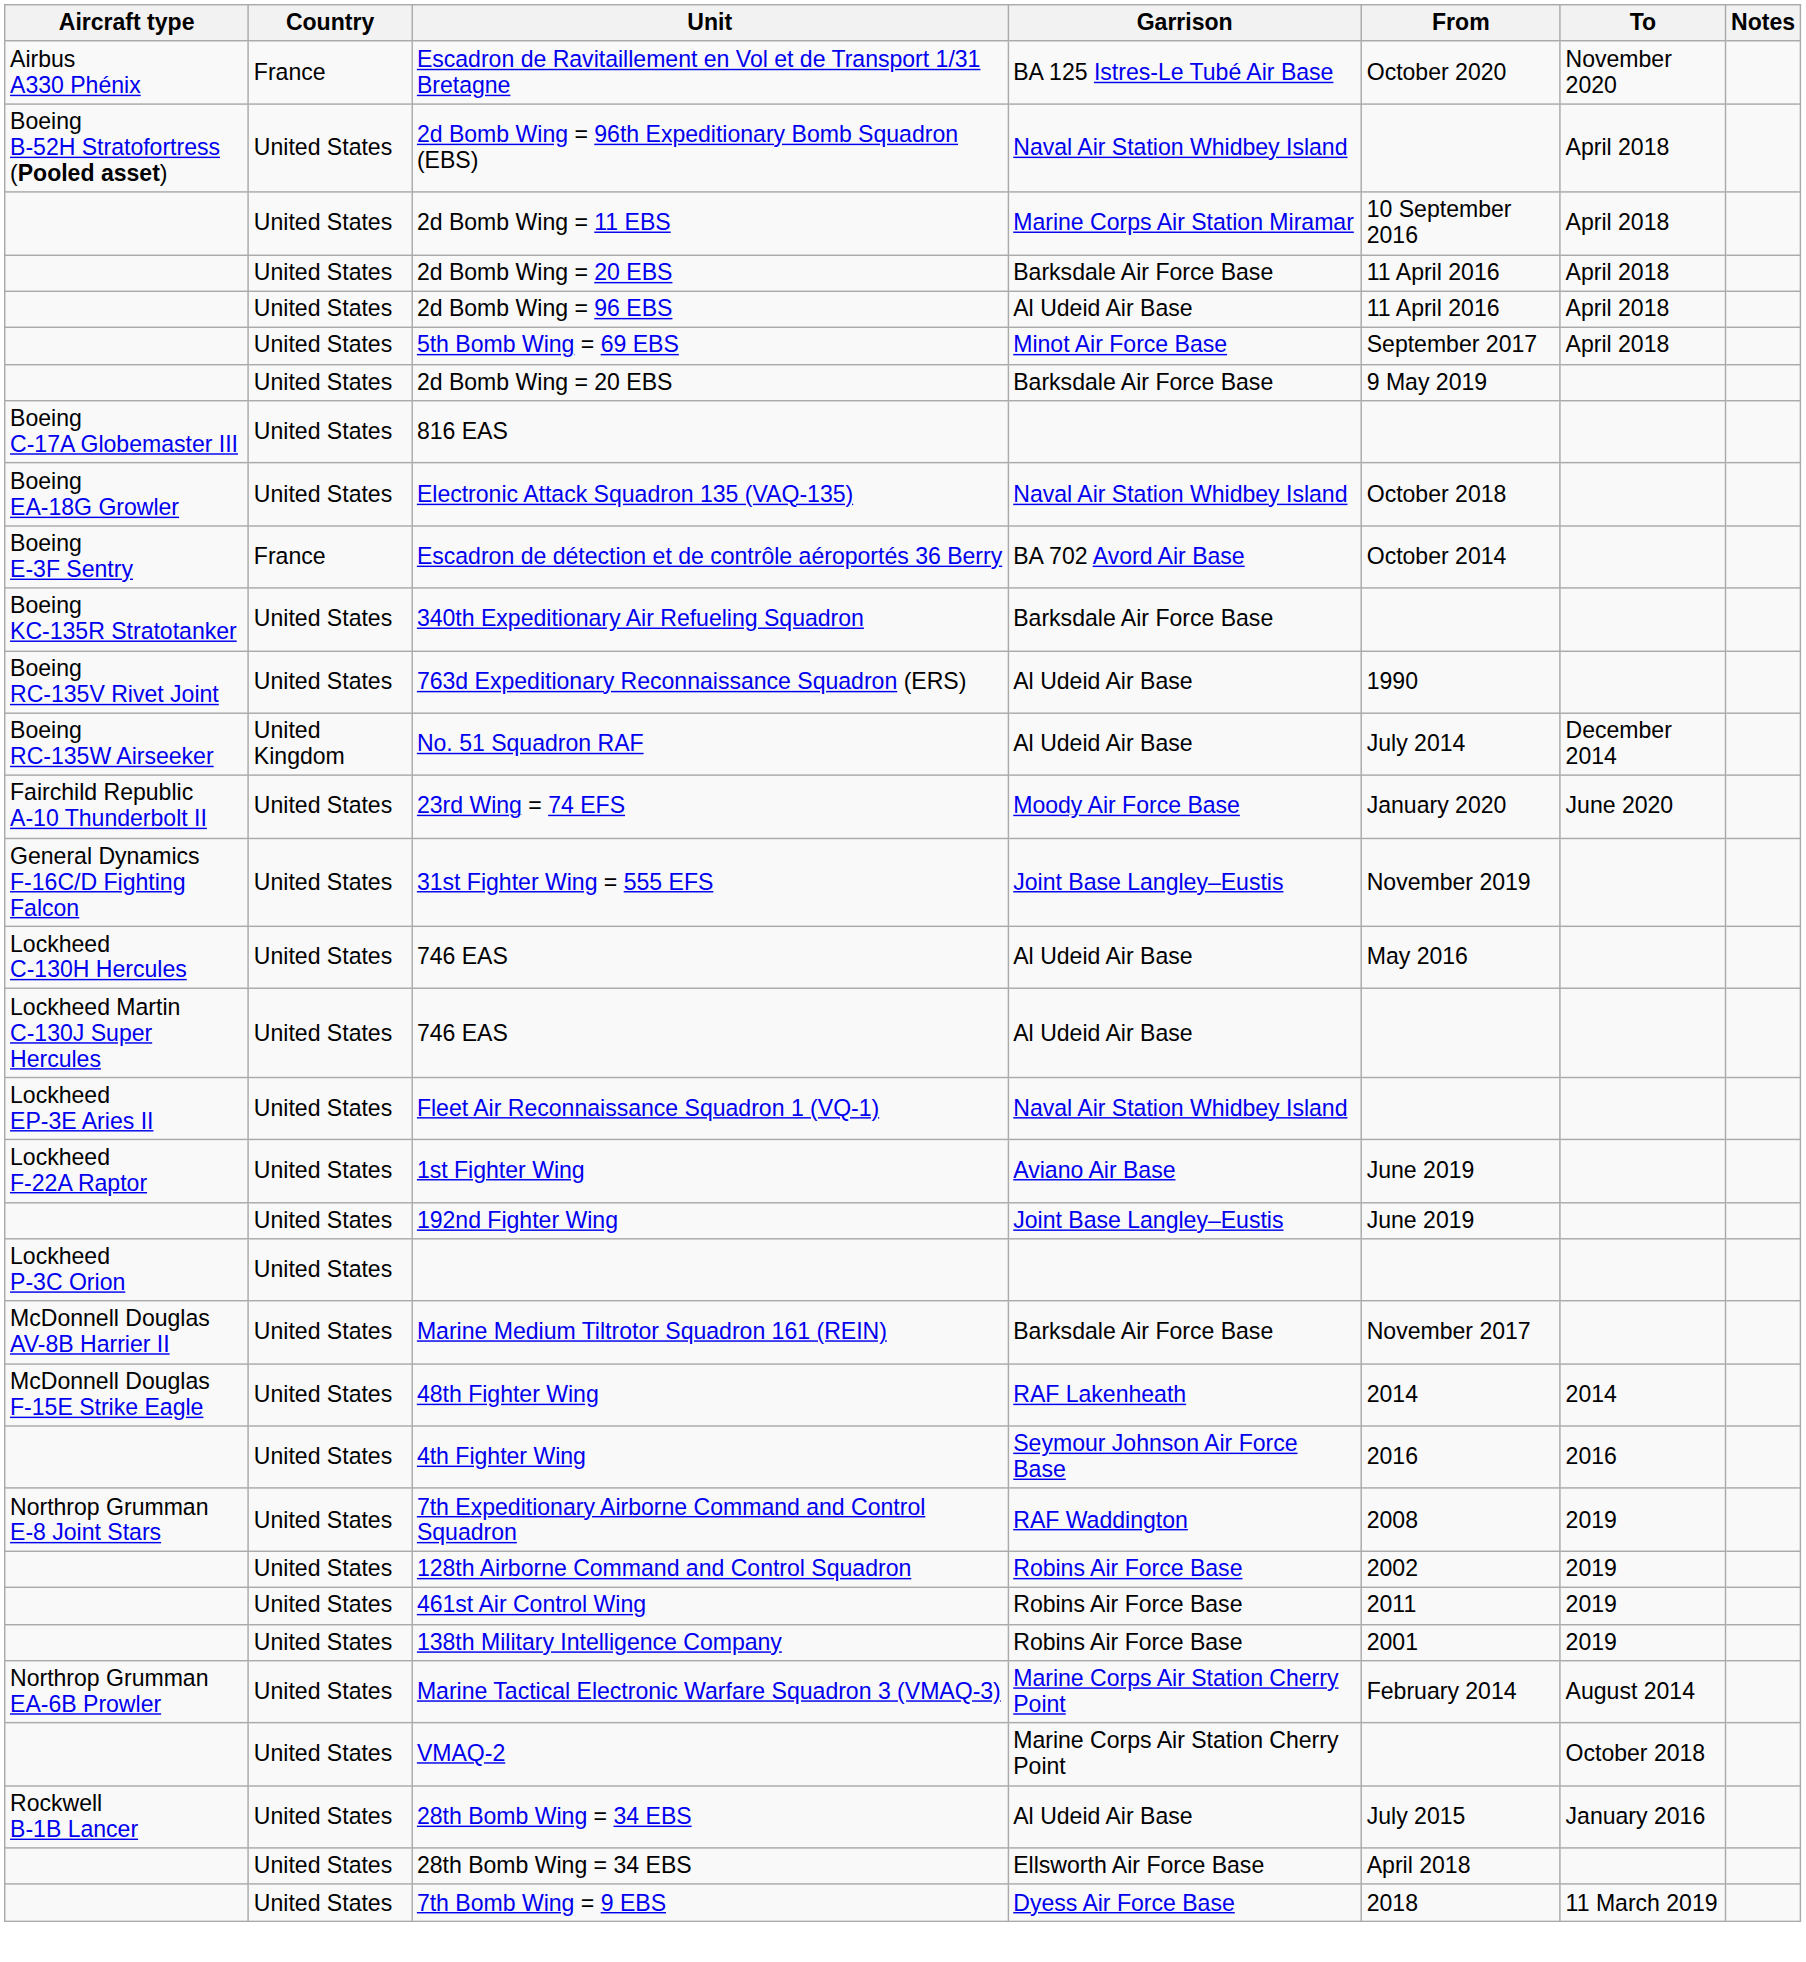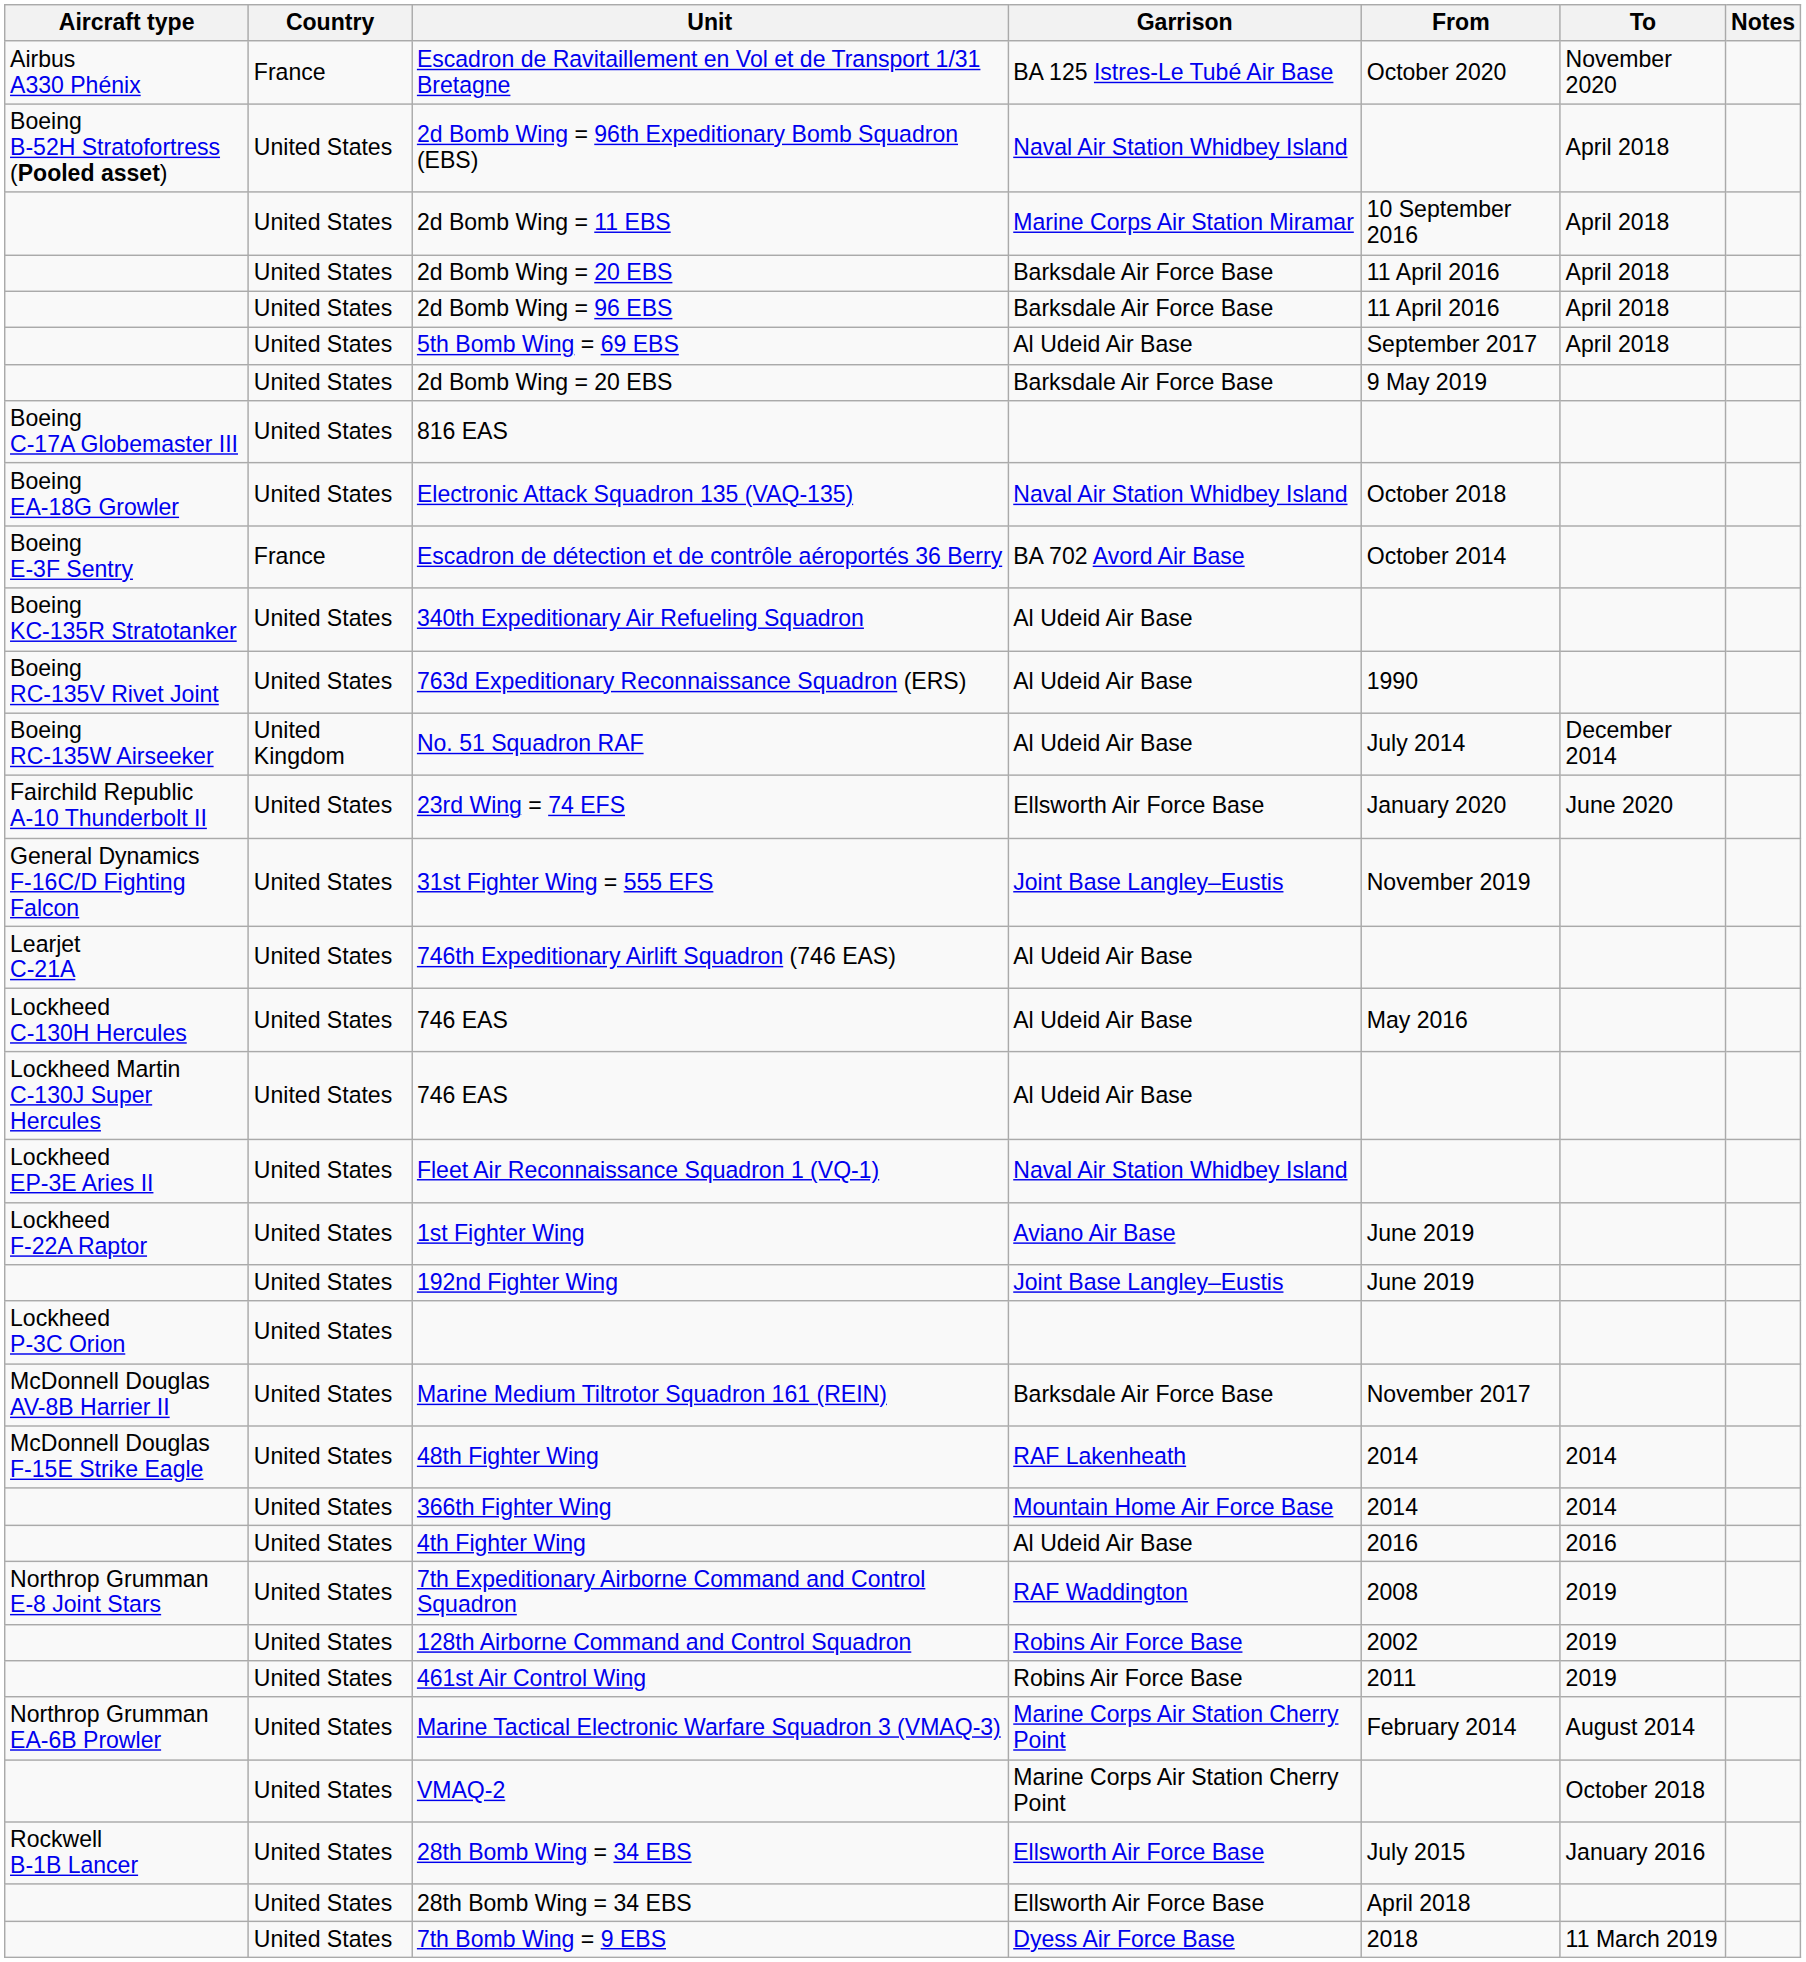(1103, 309) Al Udeid Air Base -> (1143, 309) Barksdale Air Force Base
(1120, 345) Minot Air Force Base -> (1103, 345) Al Udeid Air Base
(1143, 619) Barksdale Air Force Base -> (1103, 619) Al Udeid Air Base
(1127, 806) Moody Air Force Base -> (1139, 806) Ellsworth Air Force Base
+ row: (45, 957)
+ row: (127, 1507)
(1155, 1457) Seymour Johnson Air Force Base -> (1103, 1543) Al Udeid Air Base
- row: (127, 1642)
(1103, 1816) Al Udeid Air Base -> (1139, 1853) Ellsworth Air Force Base
